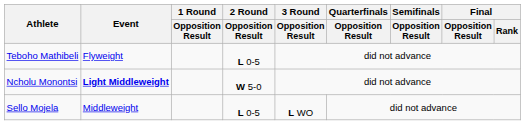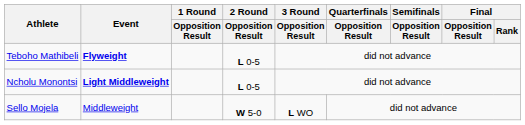(103, 57) normal -> (105, 57) bold
(249, 87) W 5-0 -> (249, 87) L 0-5
(249, 113) L 0-5 -> (249, 113) W 5-0
